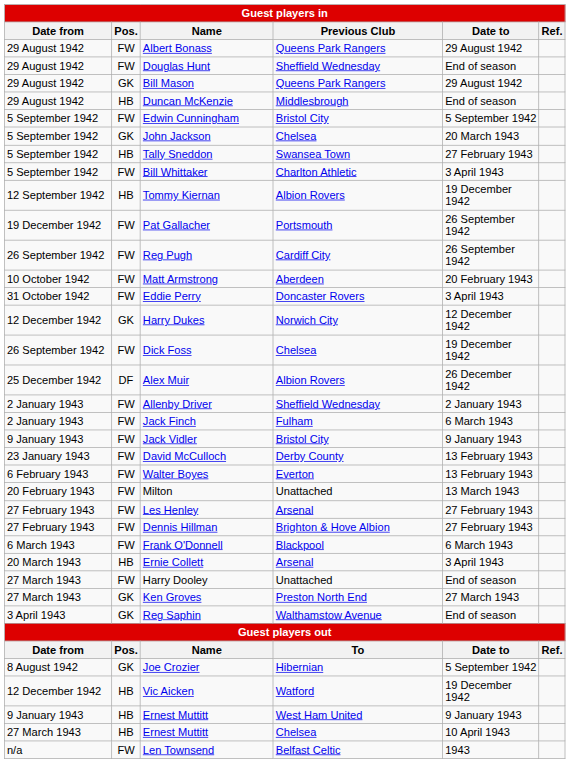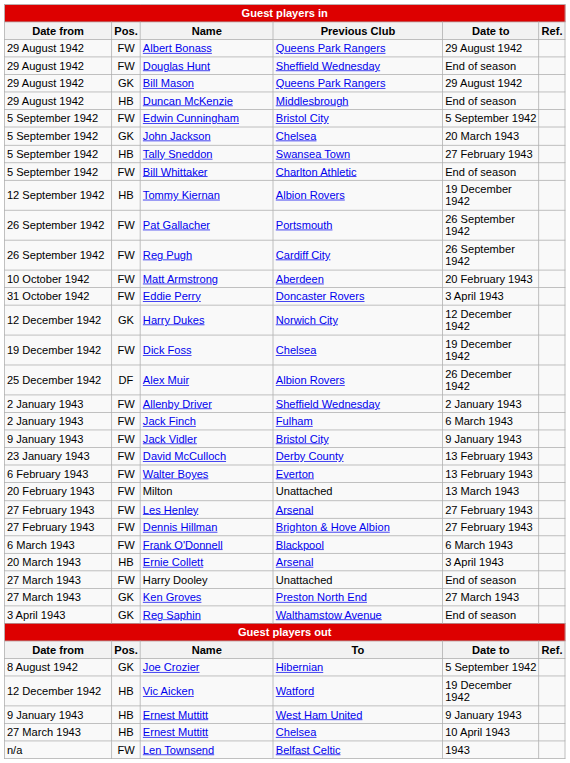(474, 171) 3 April 1943 -> (481, 171) End of season
(54, 225) 19 December 1942 -> (56, 225) 26 September 1942
(56, 350) 26 September 1942 -> (54, 350) 19 December 1942
